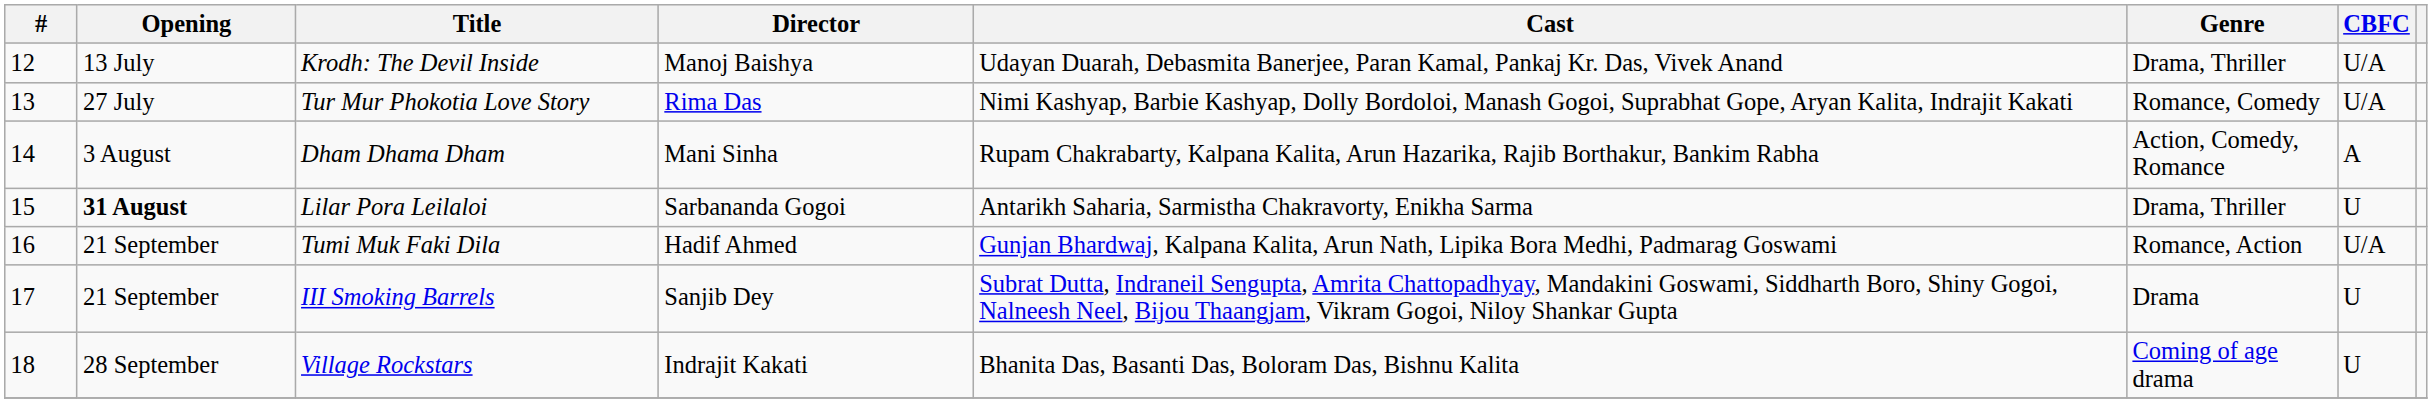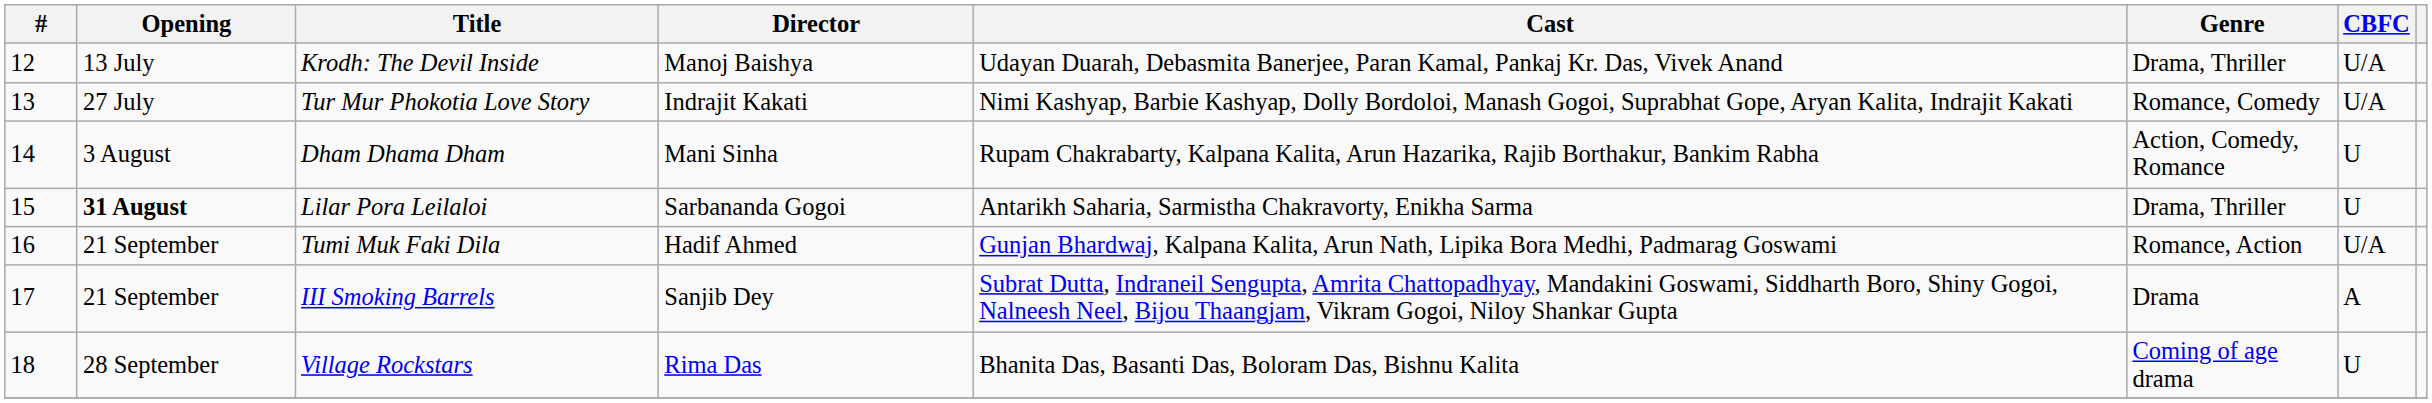(713, 101) Rima Das -> (736, 101) Indrajit Kakati
(2352, 154) A -> (2352, 154) U
(2352, 298) U -> (2352, 298) A
(736, 364) Indrajit Kakati -> (713, 364) Rima Das
